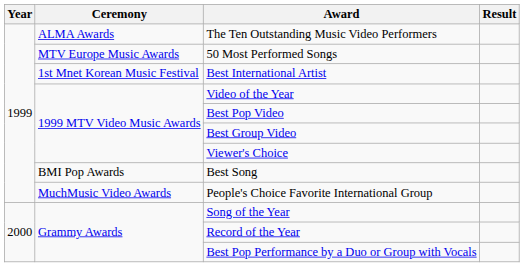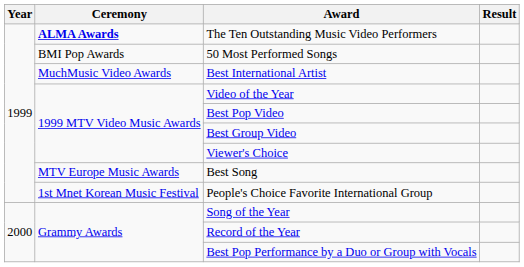(76, 34) normal -> (78, 34) bold
(109, 53) MTV Europe Music Awards -> (81, 53) BMI Pop Awards
(118, 73) 1st Mnet Korean Music Festival -> (105, 73) MuchMusic Video Awards
(81, 172) BMI Pop Awards -> (109, 172) MTV Europe Music Awards
(105, 192) MuchMusic Video Awards -> (118, 192) 1st Mnet Korean Music Festival
